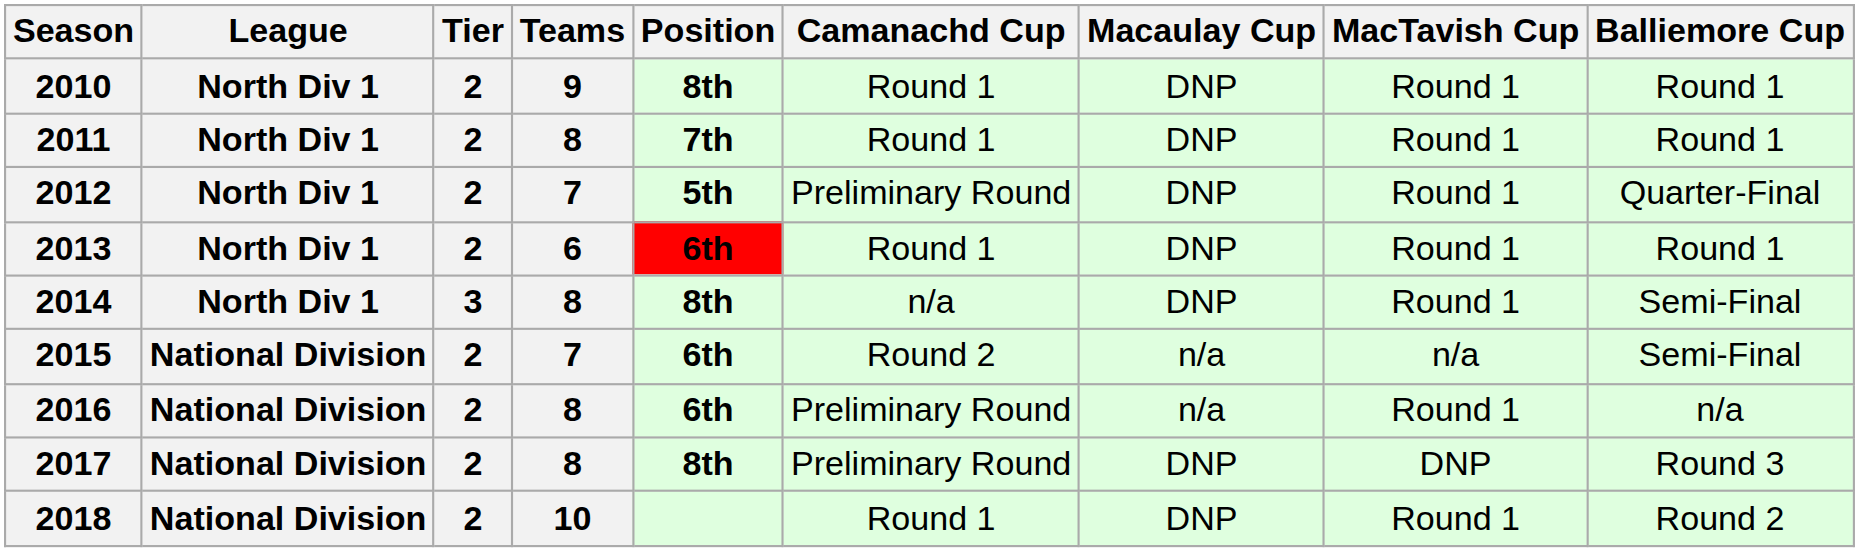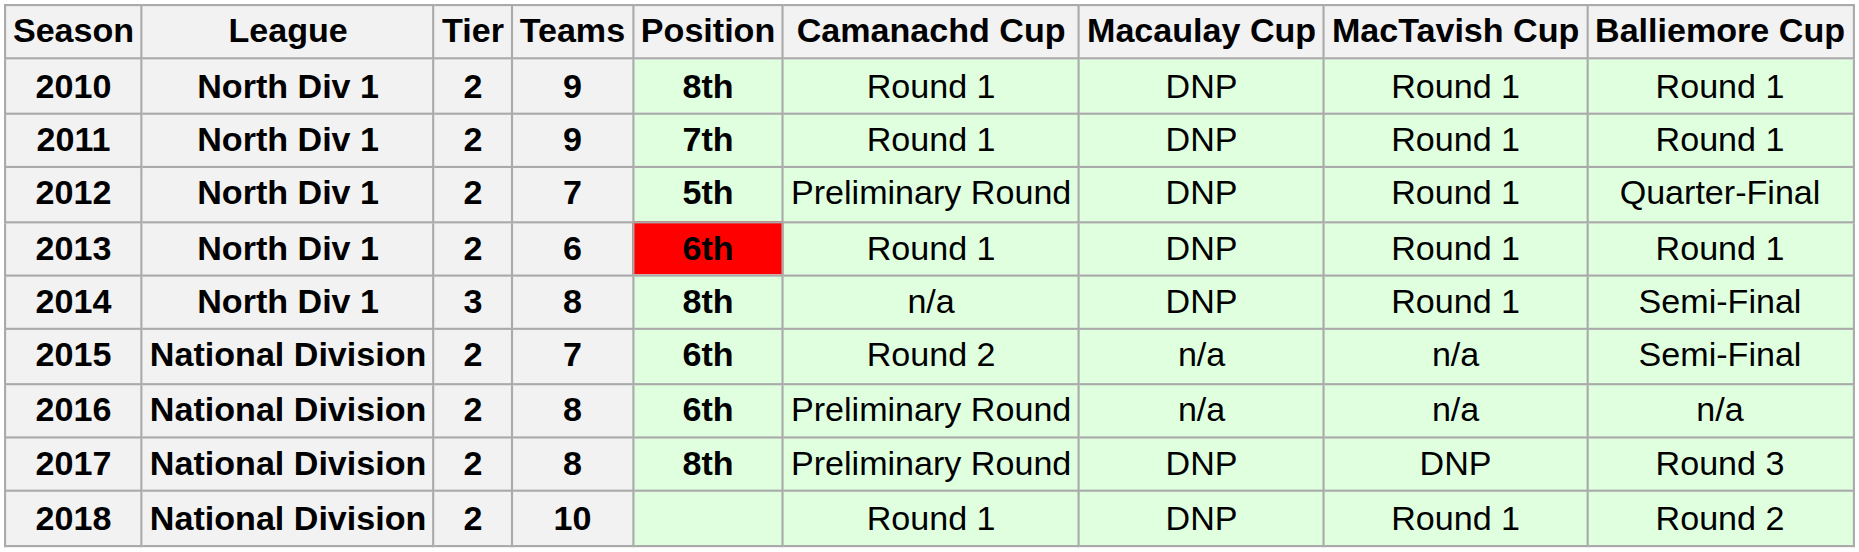(572, 139) 8 -> (572, 139) 9
(1456, 409) Round 1 -> (1456, 409) n/a
